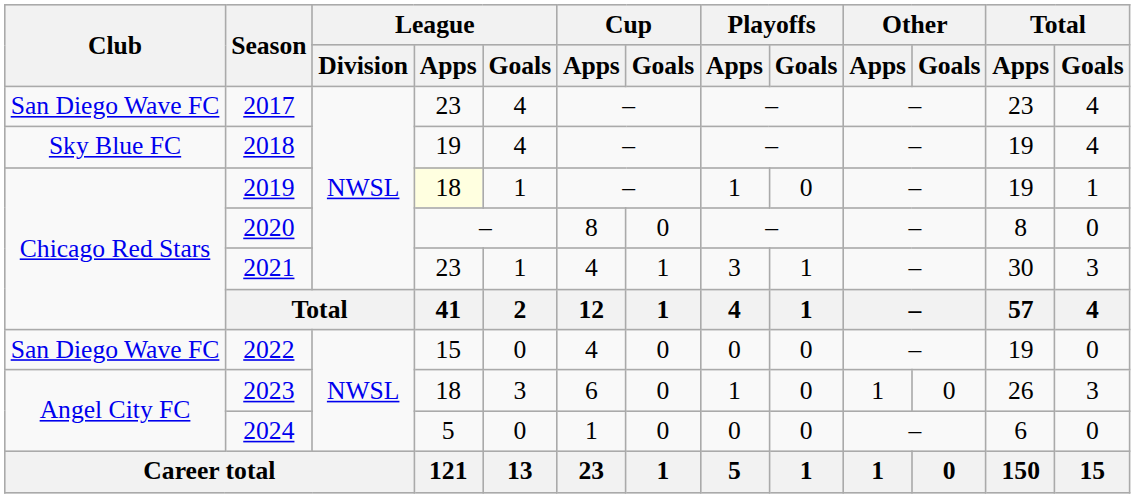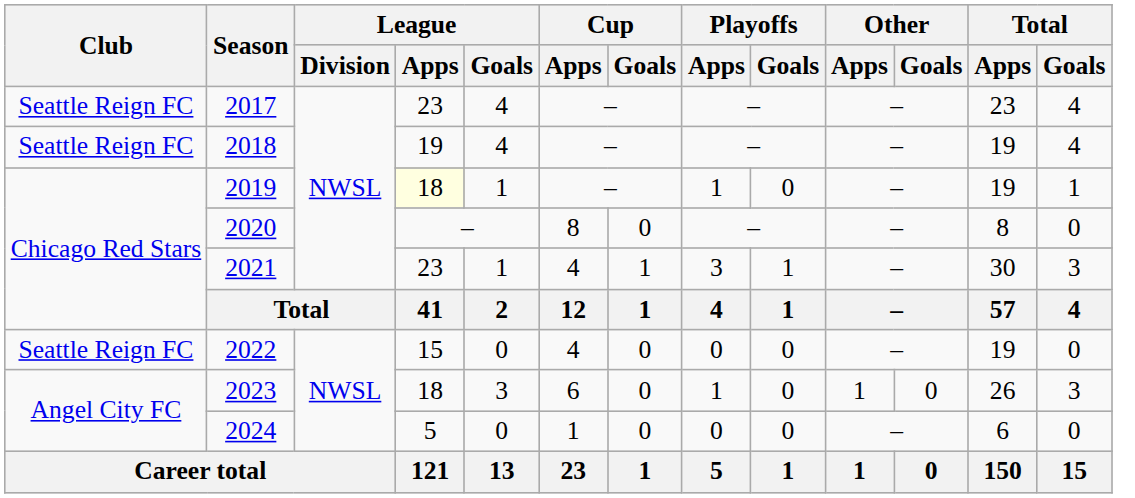(115, 106) San Diego Wave FC -> (106, 106) Seattle Reign FC
(115, 146) Sky Blue FC -> (106, 146) Seattle Reign FC
(115, 349) San Diego Wave FC -> (106, 349) Seattle Reign FC
